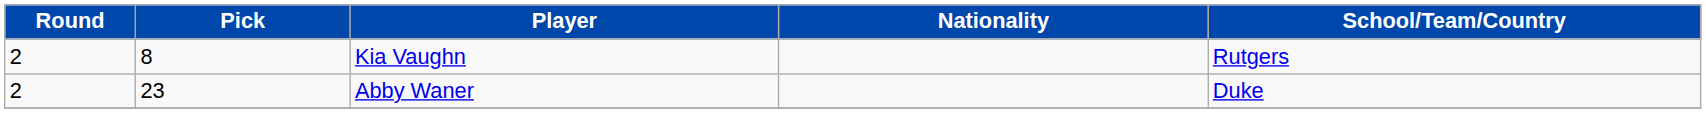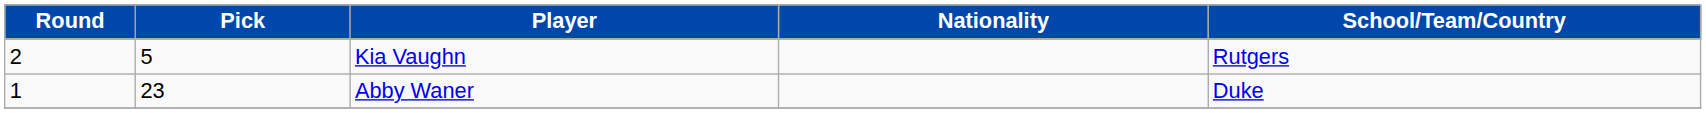(147, 56) 8 -> (147, 56) 5
(16, 90) 2 -> (16, 90) 1
